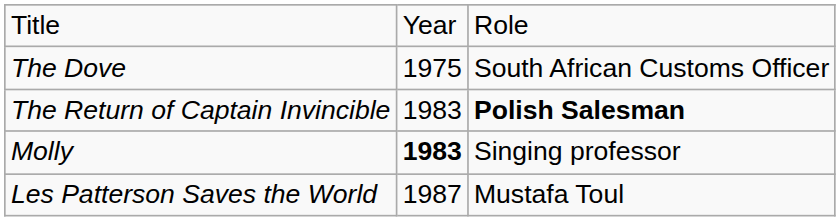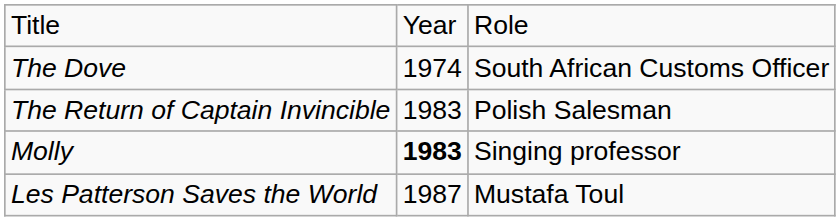(432, 67) 1975 -> (432, 67) 1974
(580, 109) bold -> (573, 109) normal
